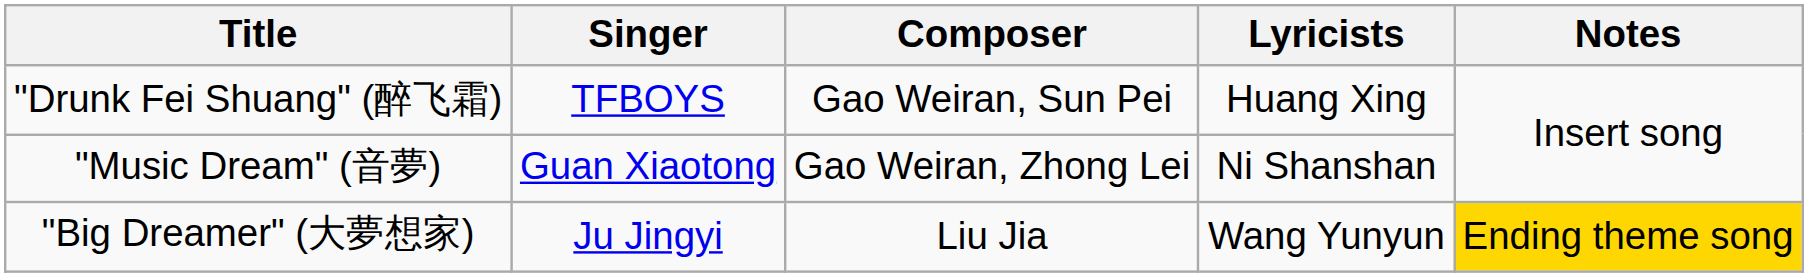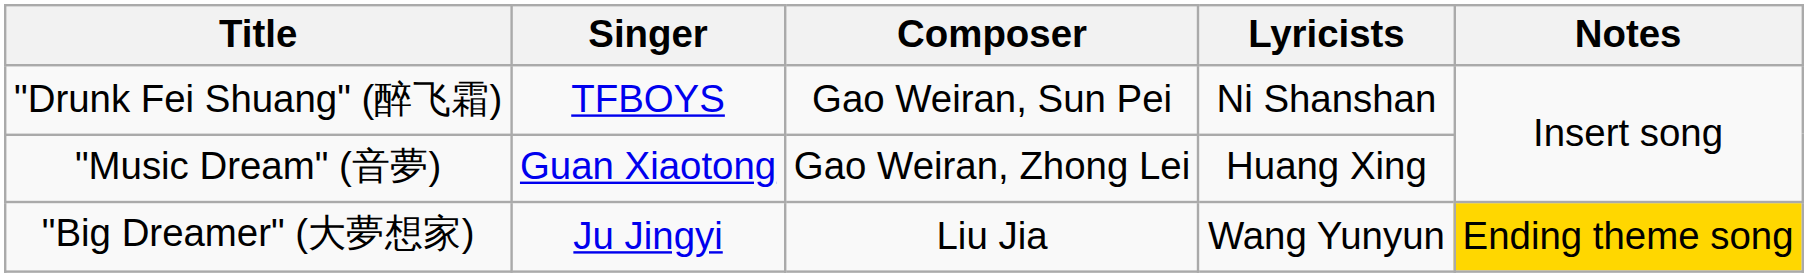(1326, 99) Huang Xing -> (1326, 99) Ni Shanshan
(1326, 167) Ni Shanshan -> (1326, 167) Huang Xing
